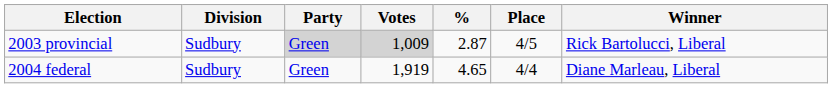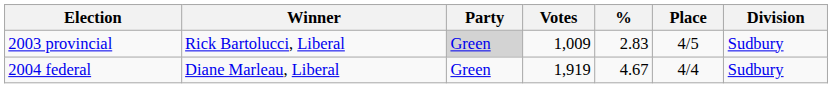columns swapped: (233, 17) <-> (695, 17)
(410, 43) lightgrey background -> (572, 43) no background
(472, 43) 2.87 -> (634, 43) 2.83
(472, 69) 4.65 -> (634, 69) 4.67
